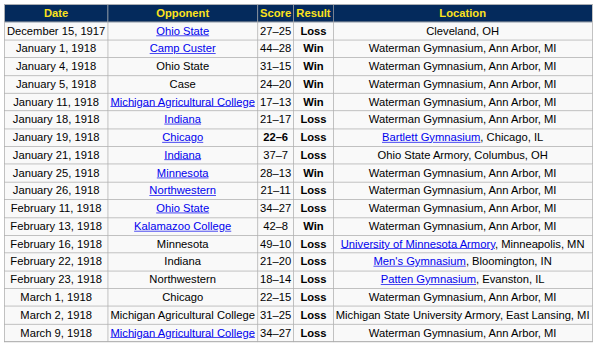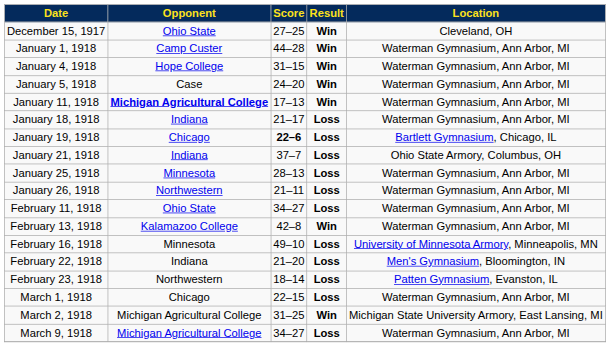(313, 31) Loss -> (327, 31) Win
(183, 66) Ohio State -> (189, 66) Hope College
(183, 102) normal -> (189, 102) bold
(313, 173) Win -> (327, 173) Loss
(313, 315) Loss -> (327, 315) Win
